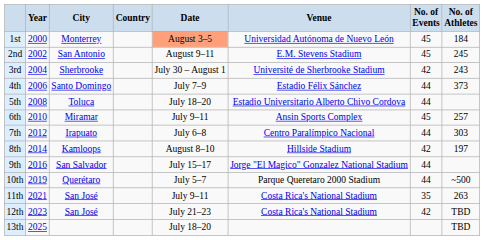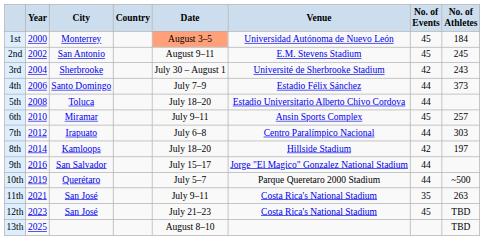(190, 149) August 8–10 -> (190, 149) July 18–20
(426, 212) 42 -> (426, 212) 45
(190, 227) July 18–20 -> (190, 227) August 8–10
